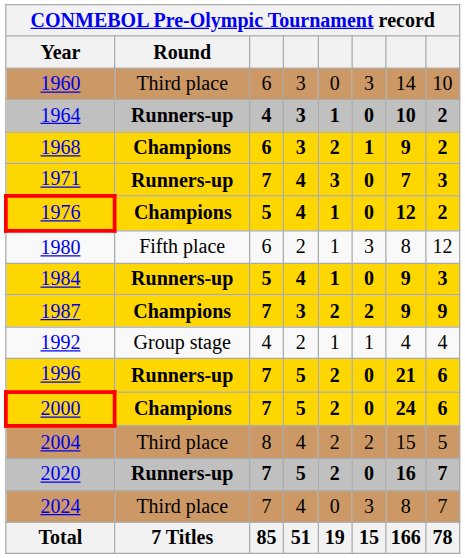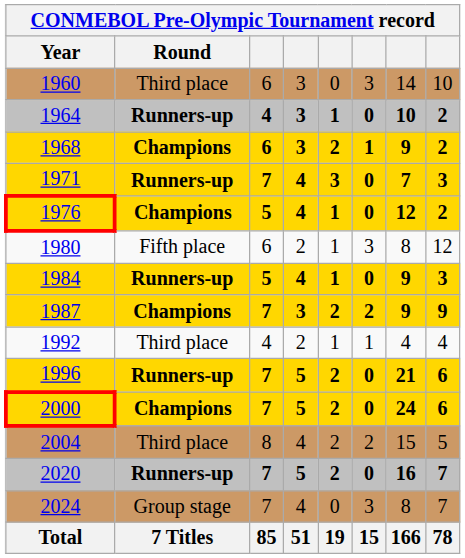(182, 342) Group stage -> (182, 342) Third place
(182, 506) Third place -> (182, 506) Group stage
